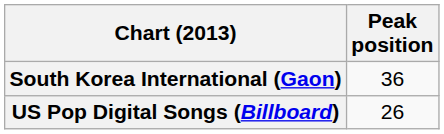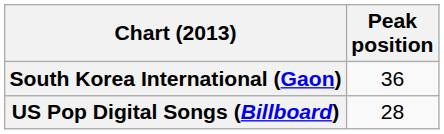(392, 111) 26 -> (392, 111) 28
